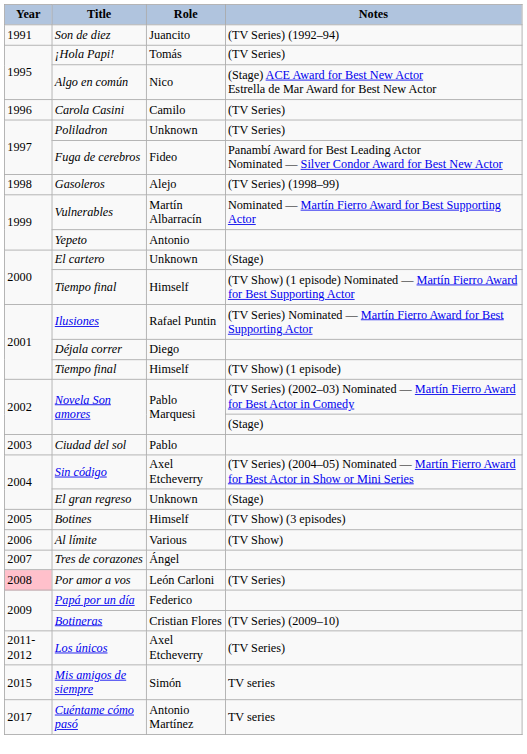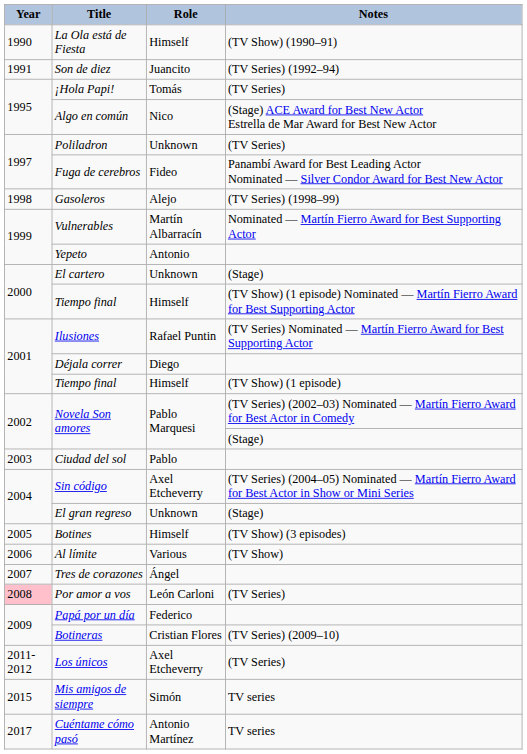+ row: (91, 42)
- row: (89, 110)
